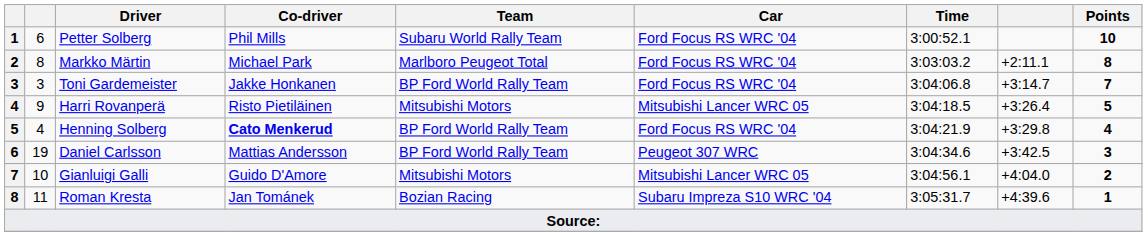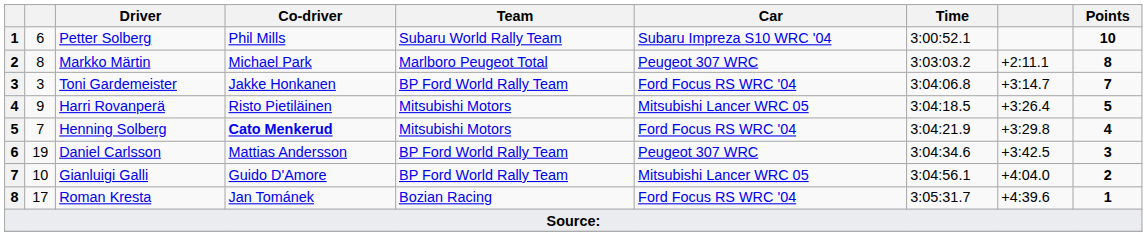(717, 38) Ford Focus RS WRC '04 -> (735, 38) Subaru Impreza S10 WRC '04
(717, 61) Ford Focus RS WRC '04 -> (698, 61) Peugeot 307 WRC
(40, 129) 4 -> (40, 129) 7
(484, 129) BP Ford World Rally Team -> (455, 129) Mitsubishi Motors
(455, 175) Mitsubishi Motors -> (484, 175) BP Ford World Rally Team
(40, 197) 11 -> (40, 197) 17
(735, 197) Subaru Impreza S10 WRC '04 -> (717, 197) Ford Focus RS WRC '04
